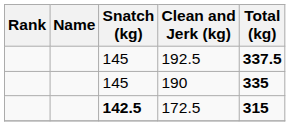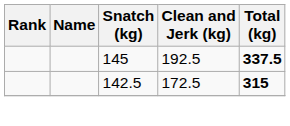- row: (174, 83)
(122, 108) bold -> (122, 83) normal
